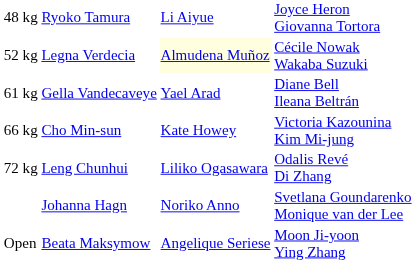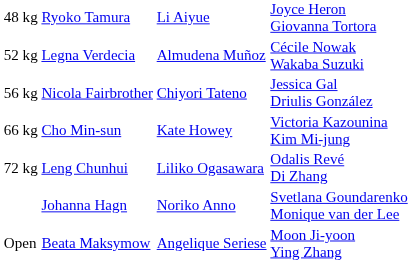(215, 55) lightyellow background -> (211, 55) no background
+ row: (21, 92)
- row: (21, 92)
